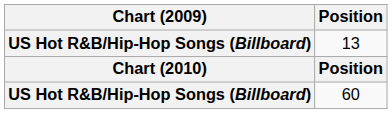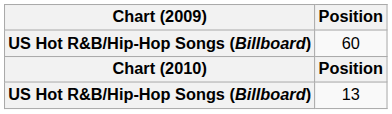rows swapped: (351, 43) <-> (351, 95)
